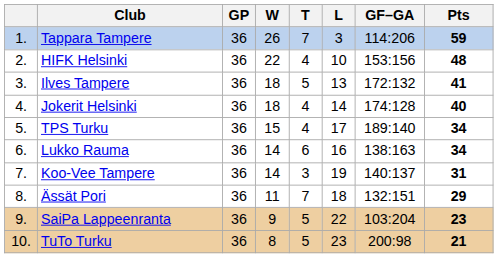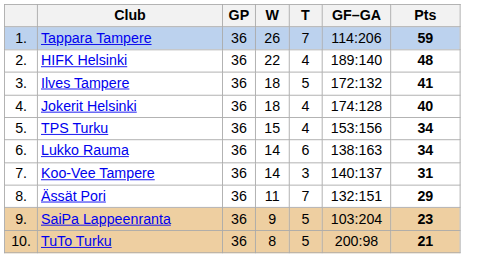- column: (339, 15)
(390, 60) 153:156 -> (356, 60) 189:140
(390, 128) 189:140 -> (356, 128) 153:156
